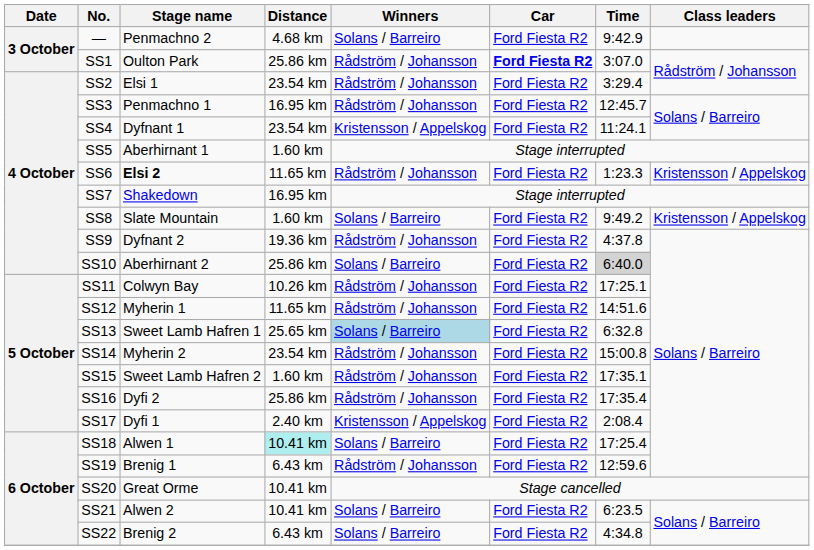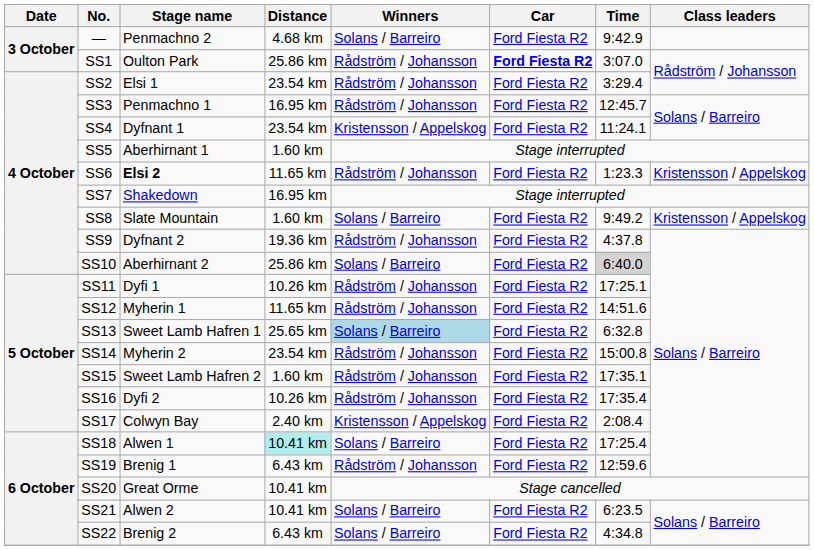(161, 285) Colwyn Bay -> (141, 285) Dyfi 1
(298, 398) 25.86 km -> (298, 398) 10.26 km
(141, 421) Dyfi 1 -> (161, 421) Colwyn Bay
